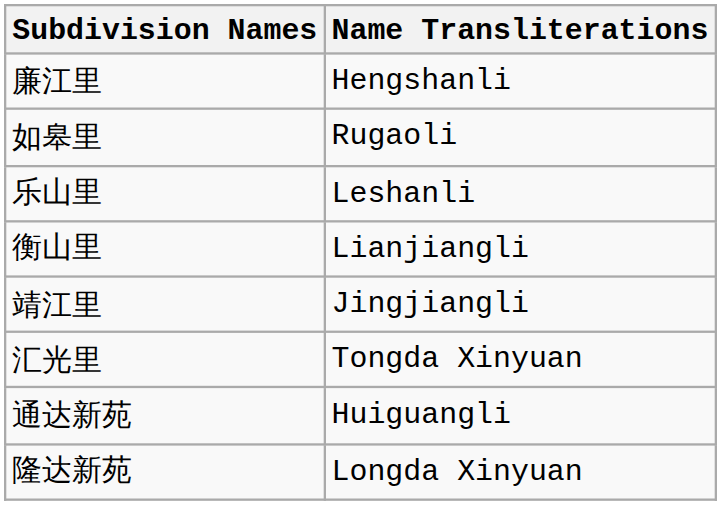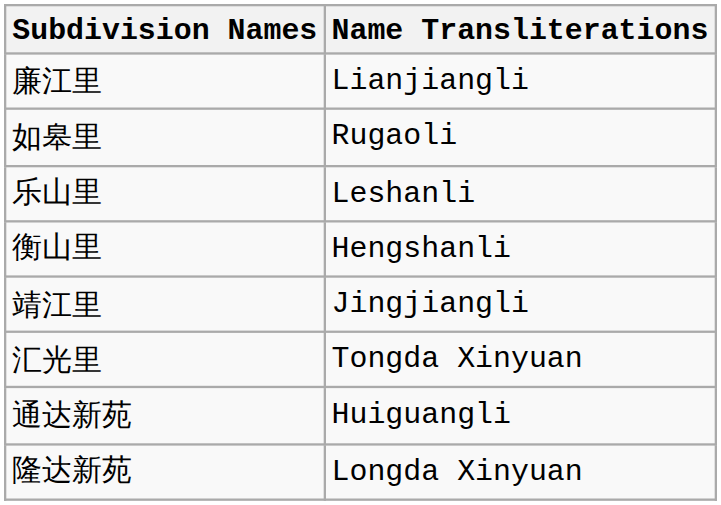(421, 82) Hengshanli -> (430, 82) Lianjiangli
(430, 249) Lianjiangli -> (421, 249) Hengshanli
